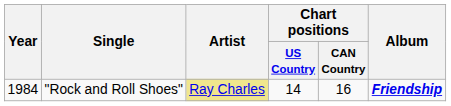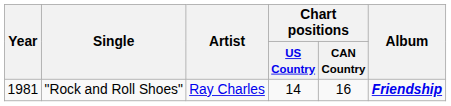(23, 90) 1984 -> (23, 90) 1981
(227, 90) khaki background -> (227, 90) no background
